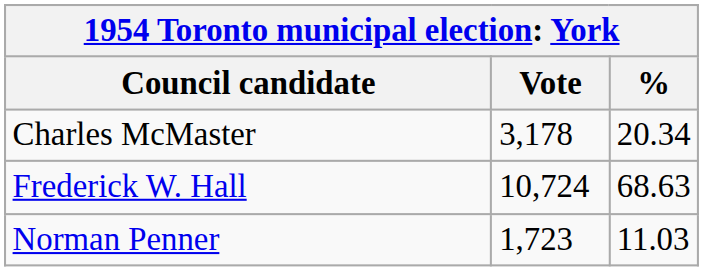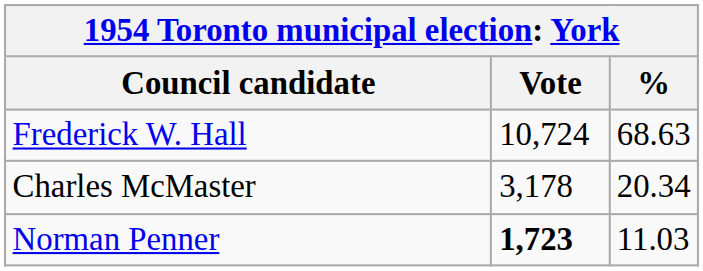rows swapped: (130, 186) <-> (134, 134)
(536, 238) normal -> (536, 238) bold
